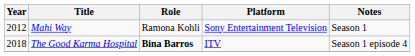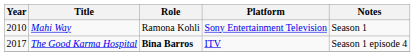(17, 28) 2012 -> (17, 28) 2010
(17, 43) 2018 -> (17, 43) 2017
